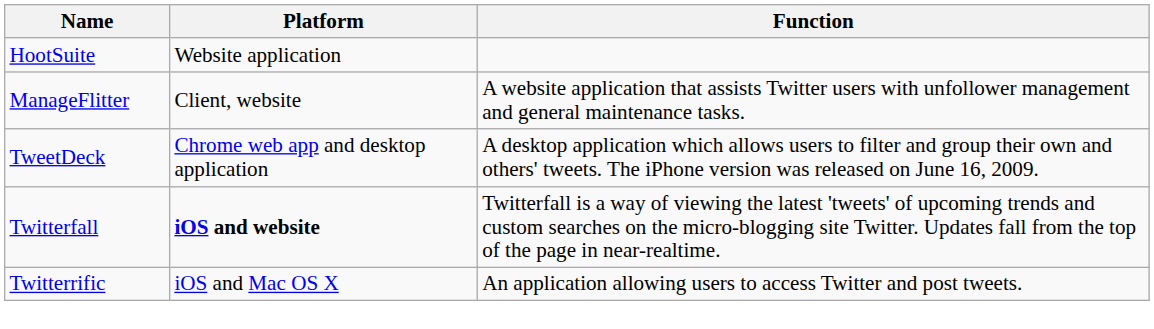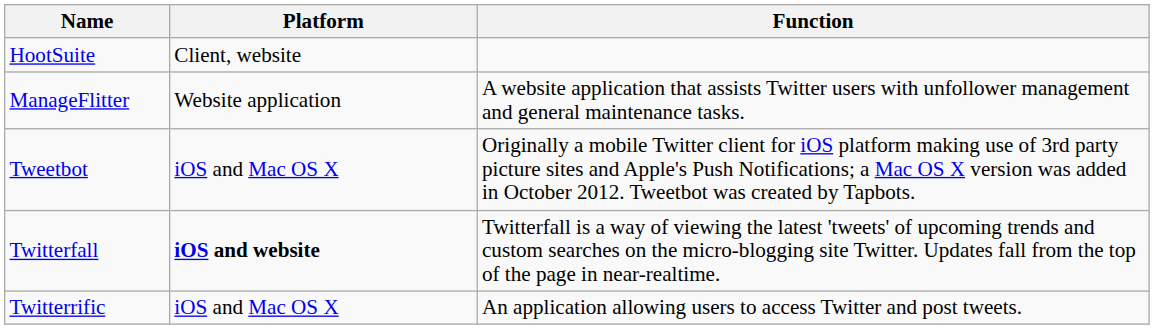(258, 54) Website application -> (238, 54) Client, website
(238, 100) Client, website -> (258, 100) Website application
+ row: (49, 169)
- row: (57, 157)
